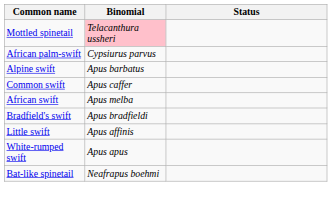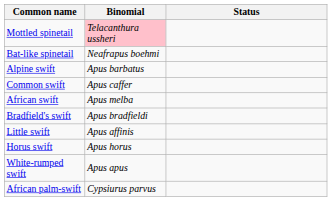rows swapped: (40, 173) <-> (44, 54)
+ row: (29, 147)
